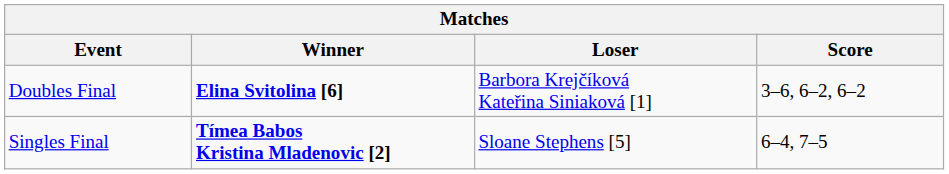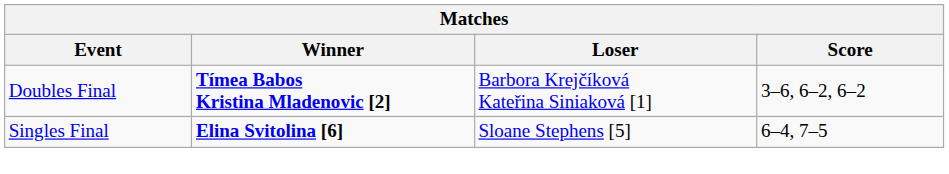(270, 90) Elina Svitolina [6] -> (293, 90) Tímea Babos Kristina Mladenovic [2]
(293, 142) Tímea Babos Kristina Mladenovic [2] -> (270, 131) Elina Svitolina [6]
